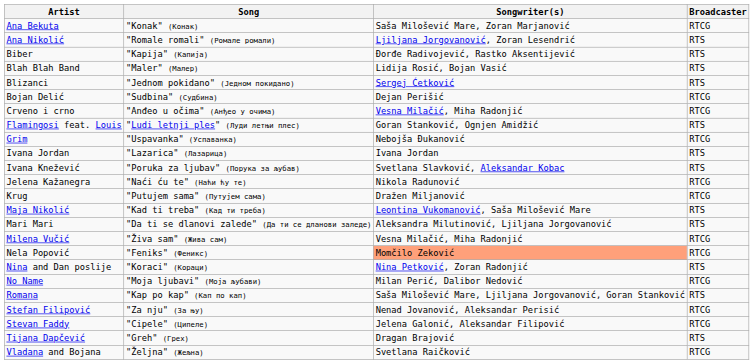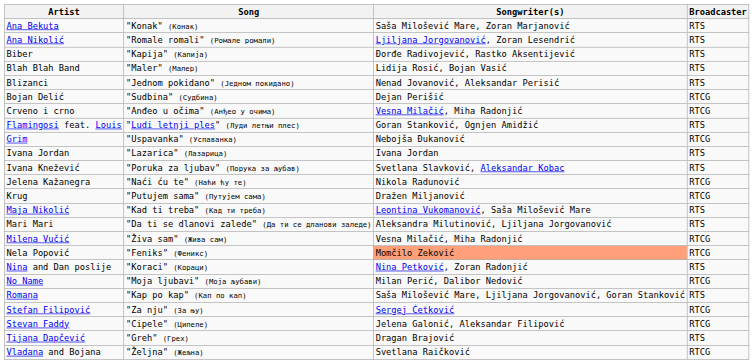(700, 26) RTCG -> (697, 26) RTS
(415, 82) Sergej Ćetković -> (467, 82) Nenad Jovanović, Аleksandar Perisić
(467, 310) Nenad Jovanović, Аleksandar Perisić -> (415, 310) Sergej Ćetković
